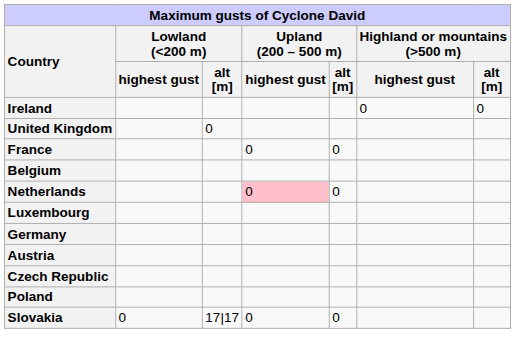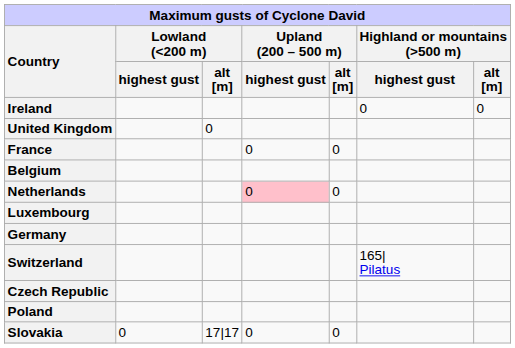+ row: (45, 262)
- row: (31, 255)
